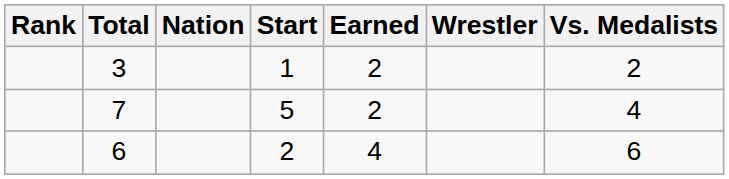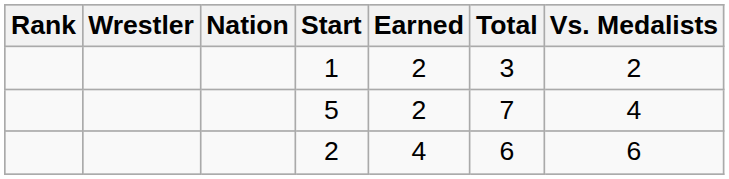columns swapped: (485, 25) <-> (119, 25)
